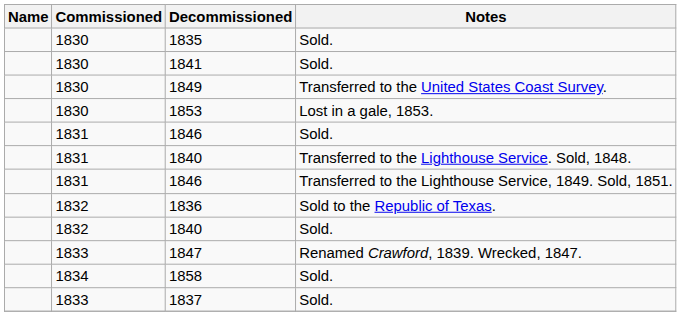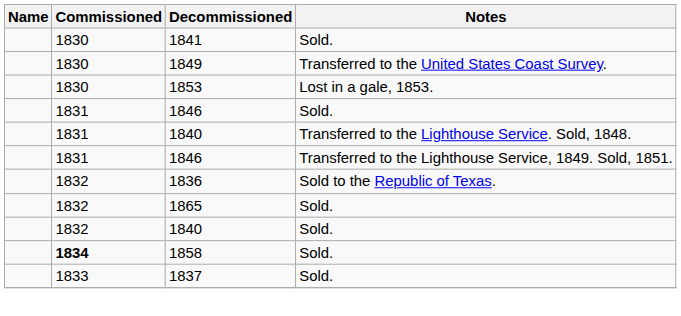- row: (186, 40)
+ row: (186, 205)
- row: (186, 252)
(72, 276) normal -> (72, 252) bold
